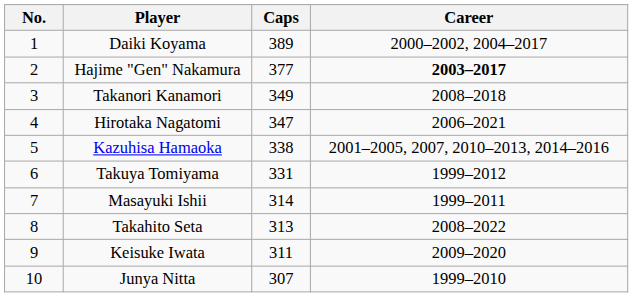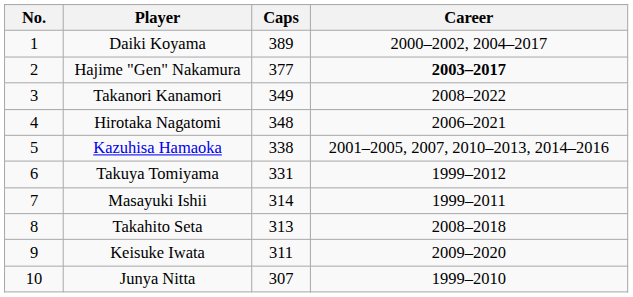(469, 95) 2008–2018 -> (469, 95) 2008–2022
(281, 122) 347 -> (281, 122) 348
(469, 226) 2008–2022 -> (469, 226) 2008–2018
